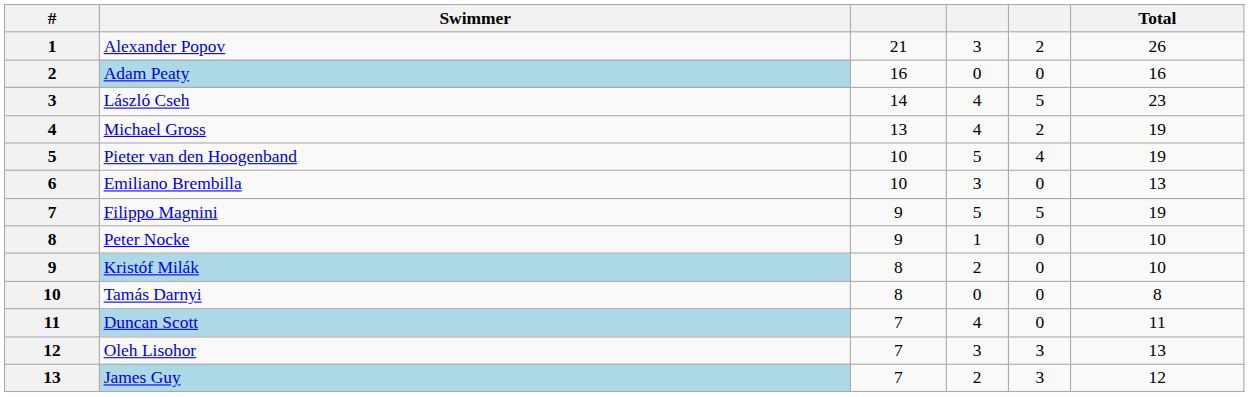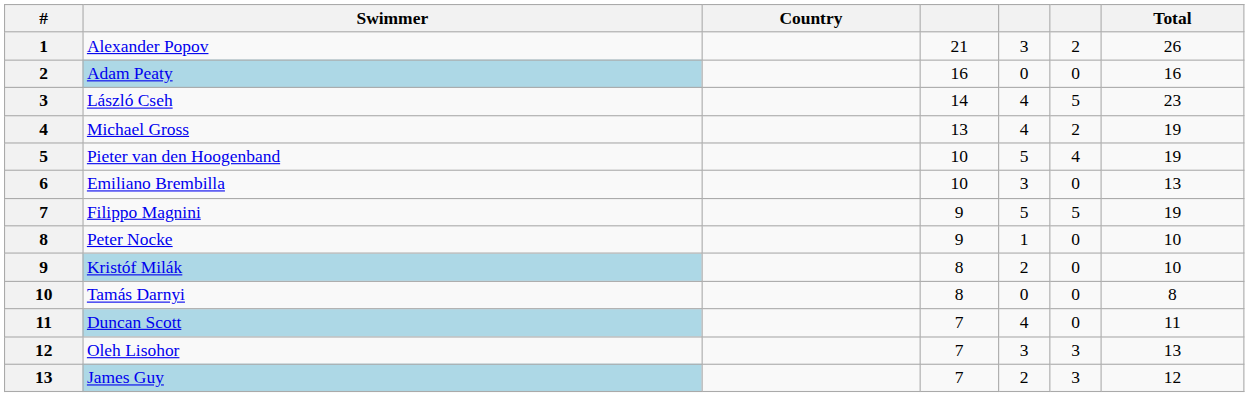+ column: (811, 18)
